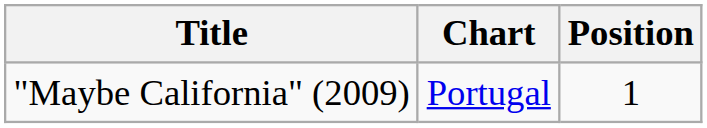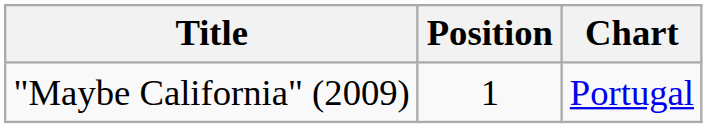columns swapped: (489, 33) <-> (631, 33)
